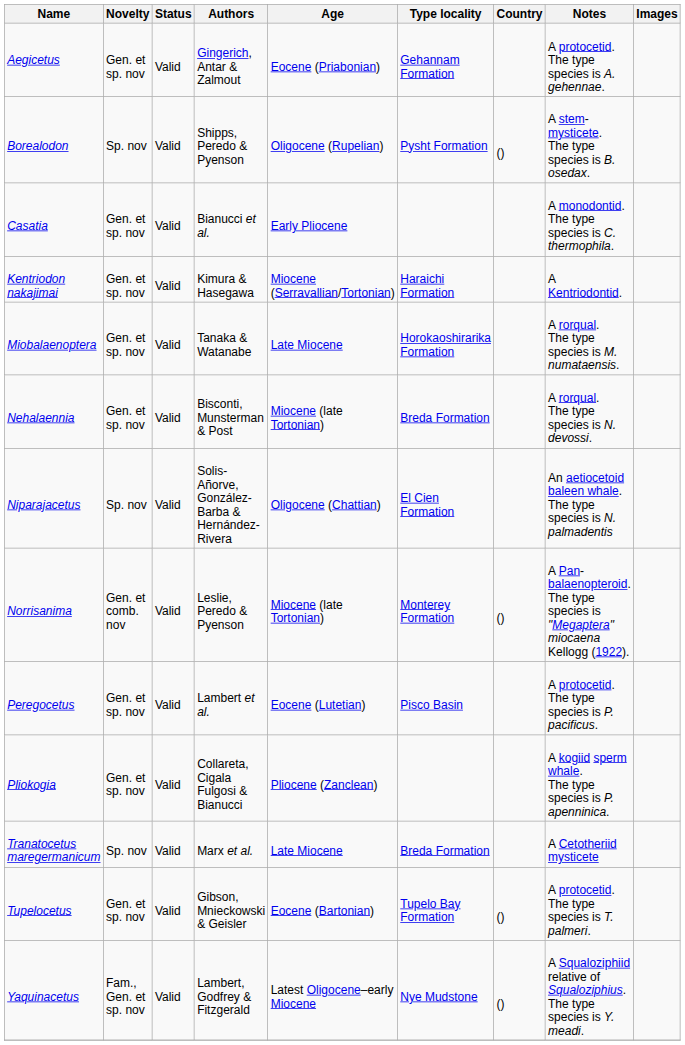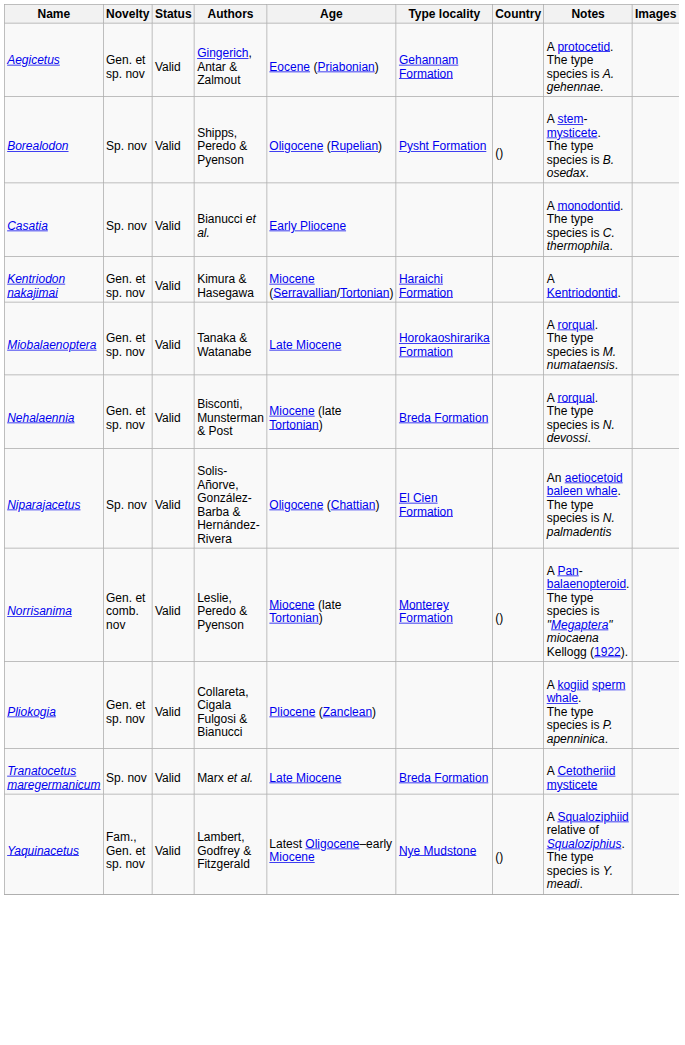(126, 226) Gen. et sp. nov -> (126, 226) Sp. nov
- row: (41, 705)
- row: (39, 910)
